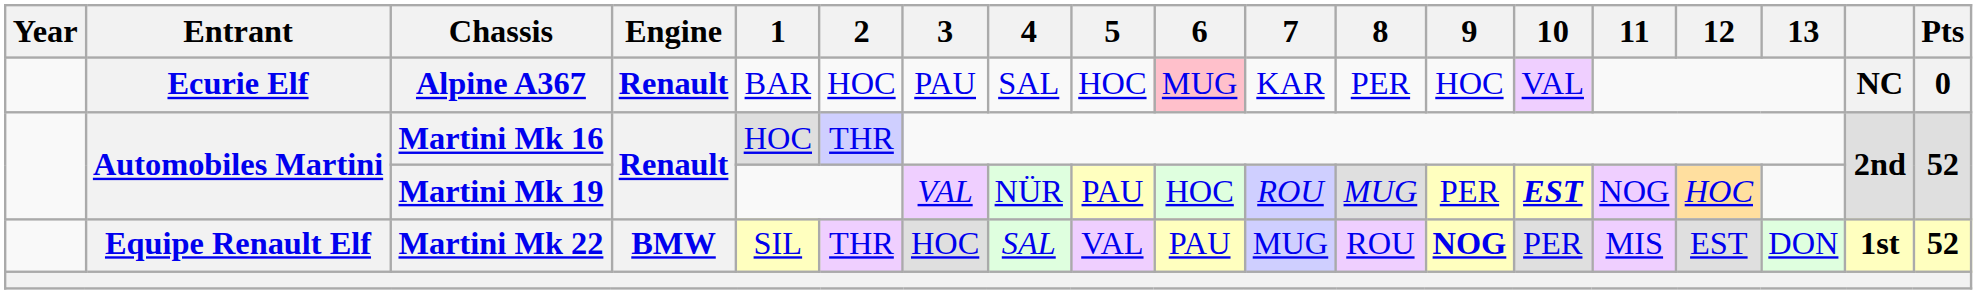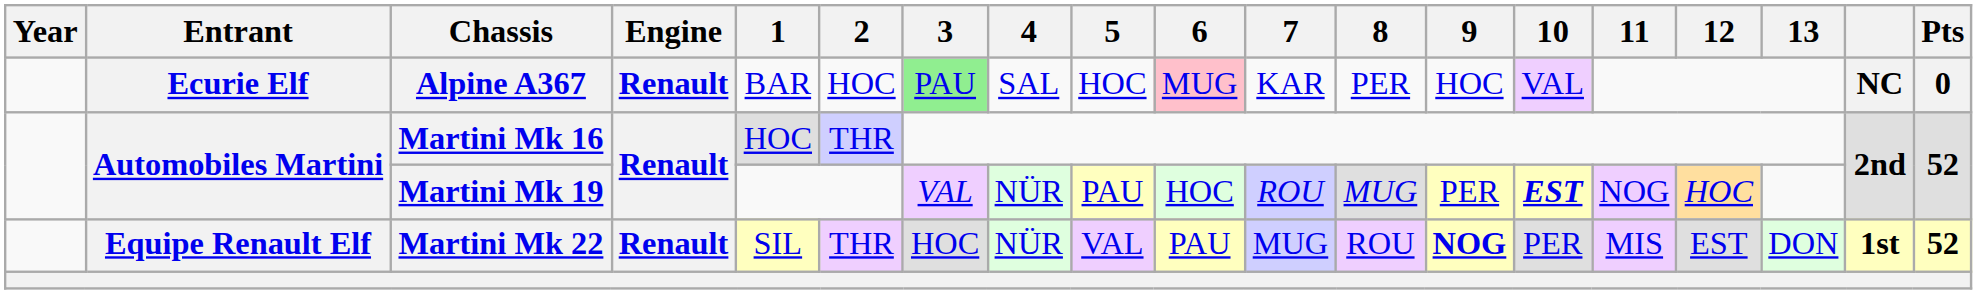(945, 84) no background -> (945, 84) lightgreen background
(674, 244) BMW -> (674, 244) Renault
(1029, 244) SAL -> (1029, 244) NÜR
